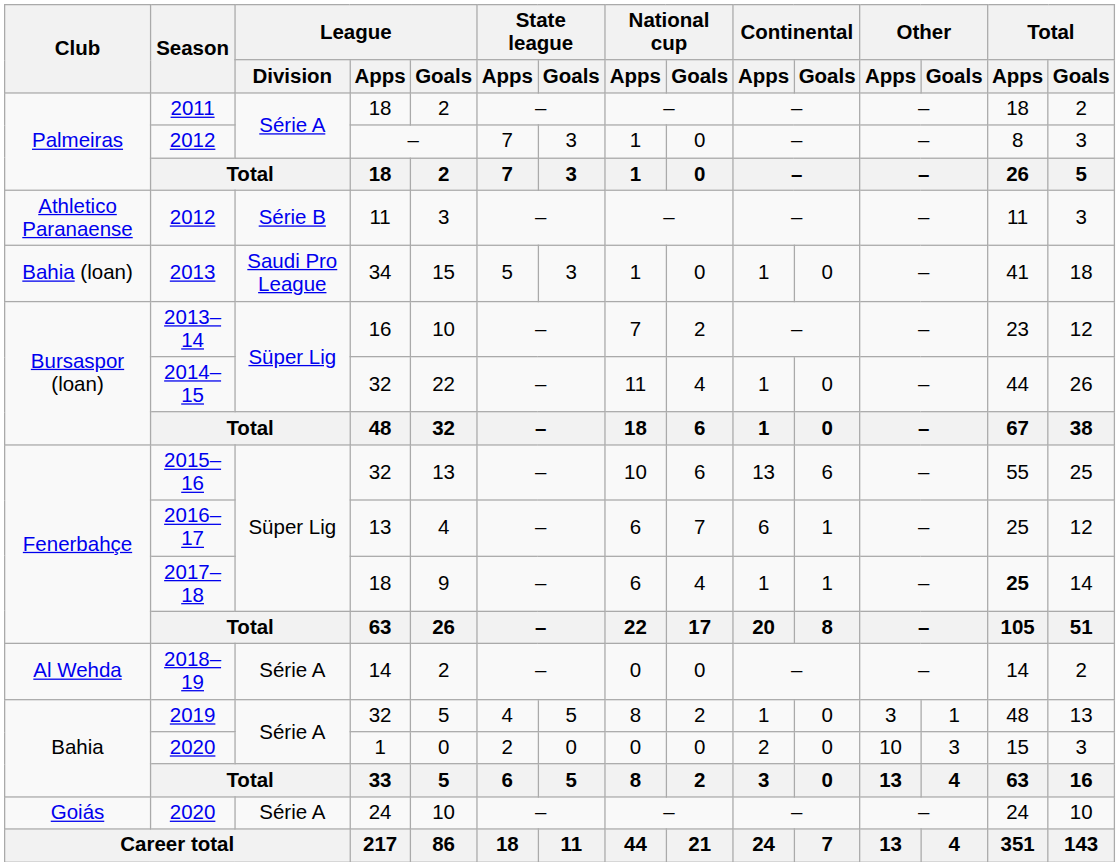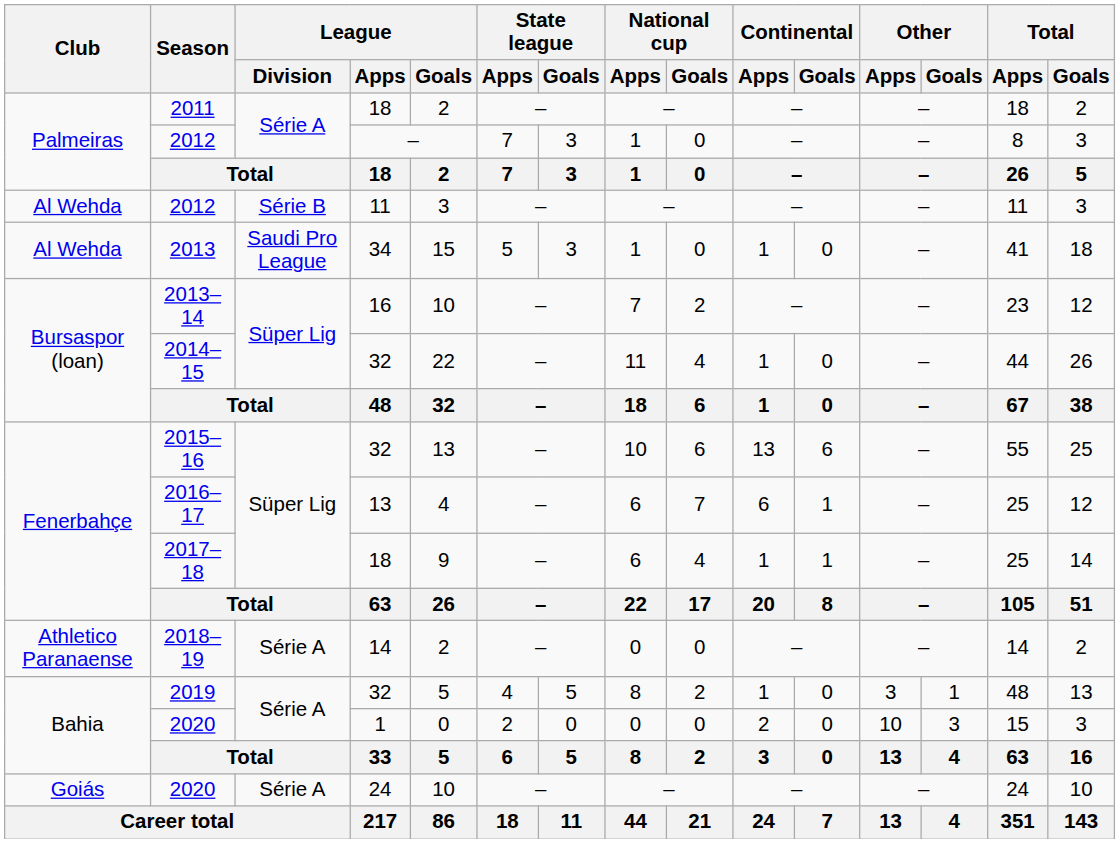(78, 217) Athletico Paranaense -> (78, 206) Al Wehda
(78, 273) Bahia (loan) -> (78, 250) Al Wehda
(1018, 583) bold -> (1018, 560) normal
(78, 671) Al Wehda -> (78, 648) Athletico Paranaense
